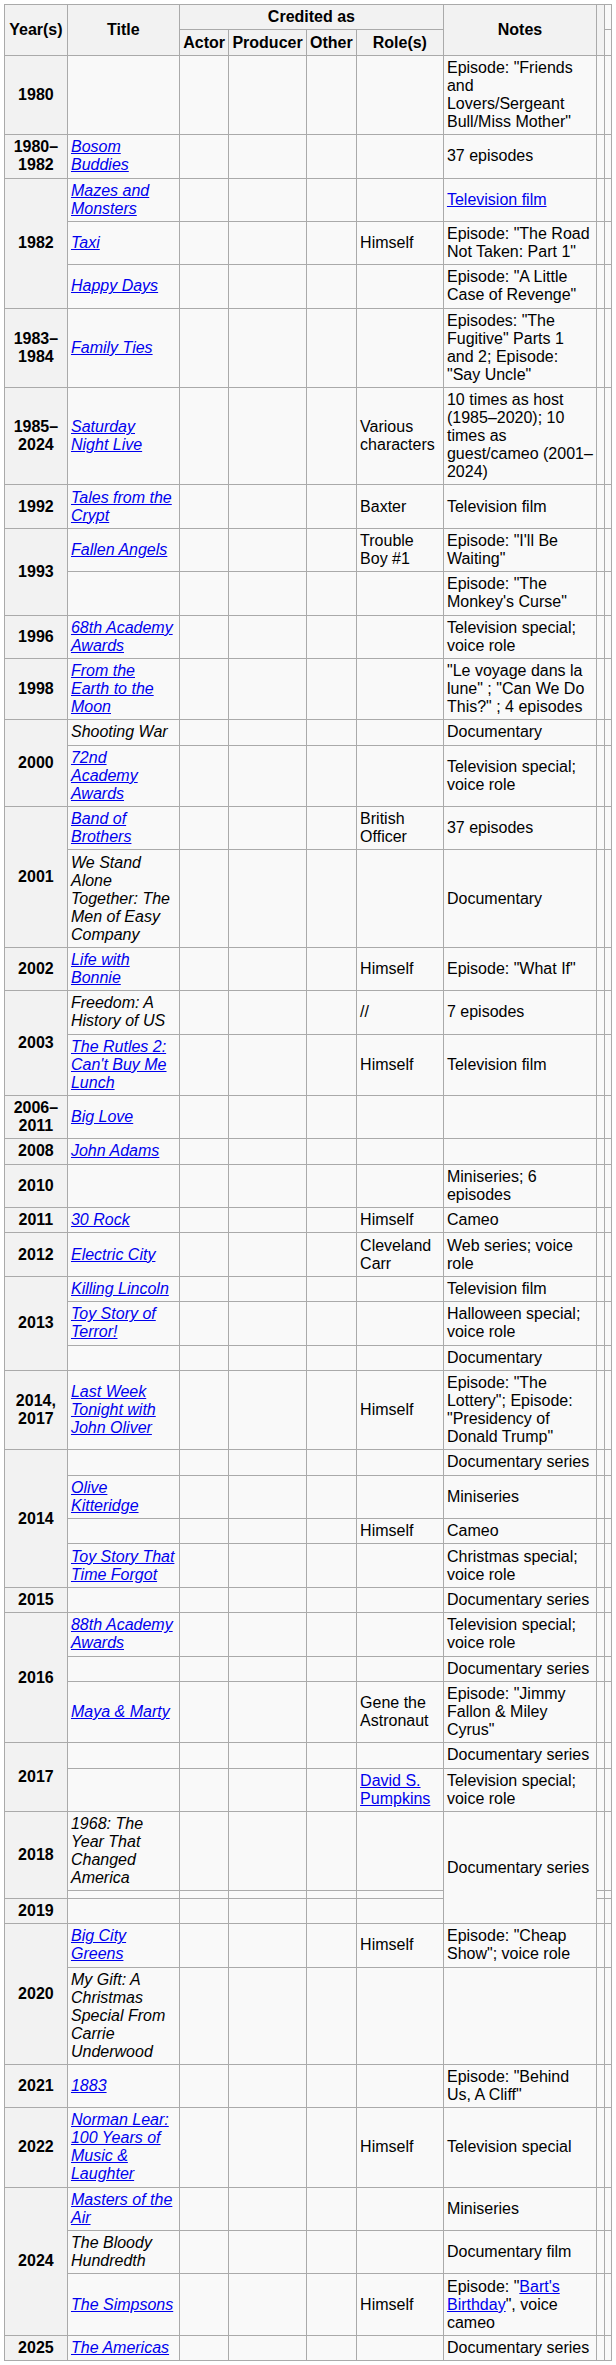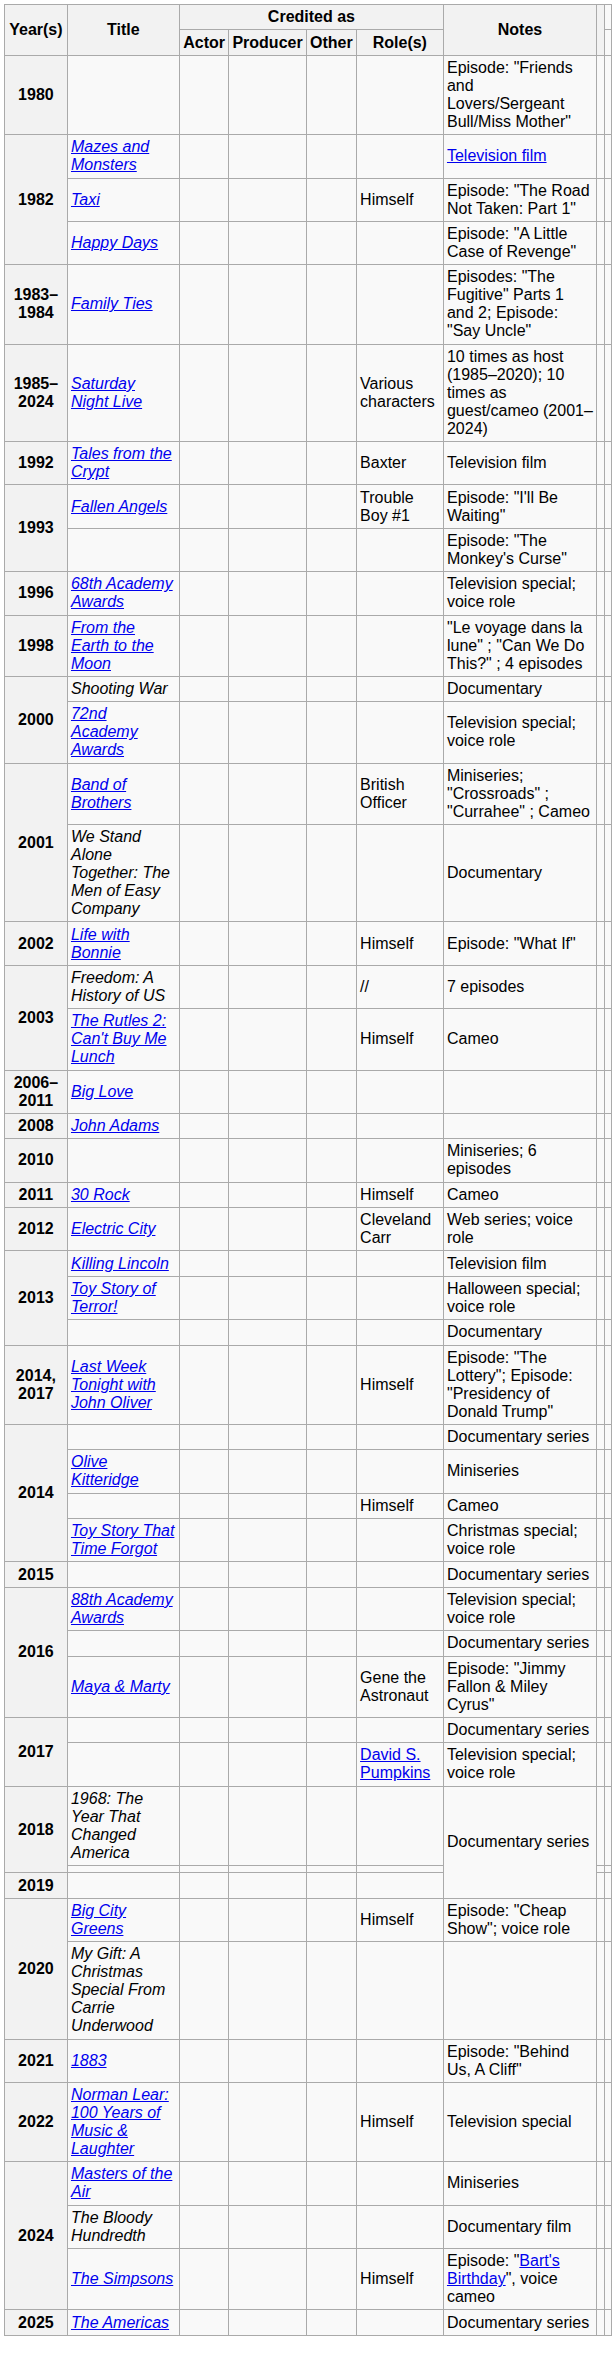- row: (36, 156)
(490, 828) 37 episodes -> (518, 793) Miniseries; "Crossroads" ; "Currahee" ; Cameo
(497, 1064) Television film -> (473, 1039) Cameo
